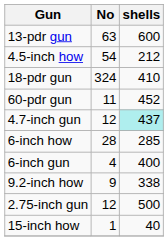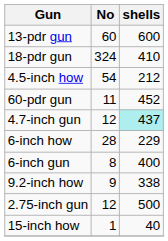(109, 36) 63 -> (109, 36) 60
rows swapped: (40, 78) <-> (45, 57)
(149, 141) 285 -> (149, 141) 229
(113, 162) 4 -> (113, 162) 8
